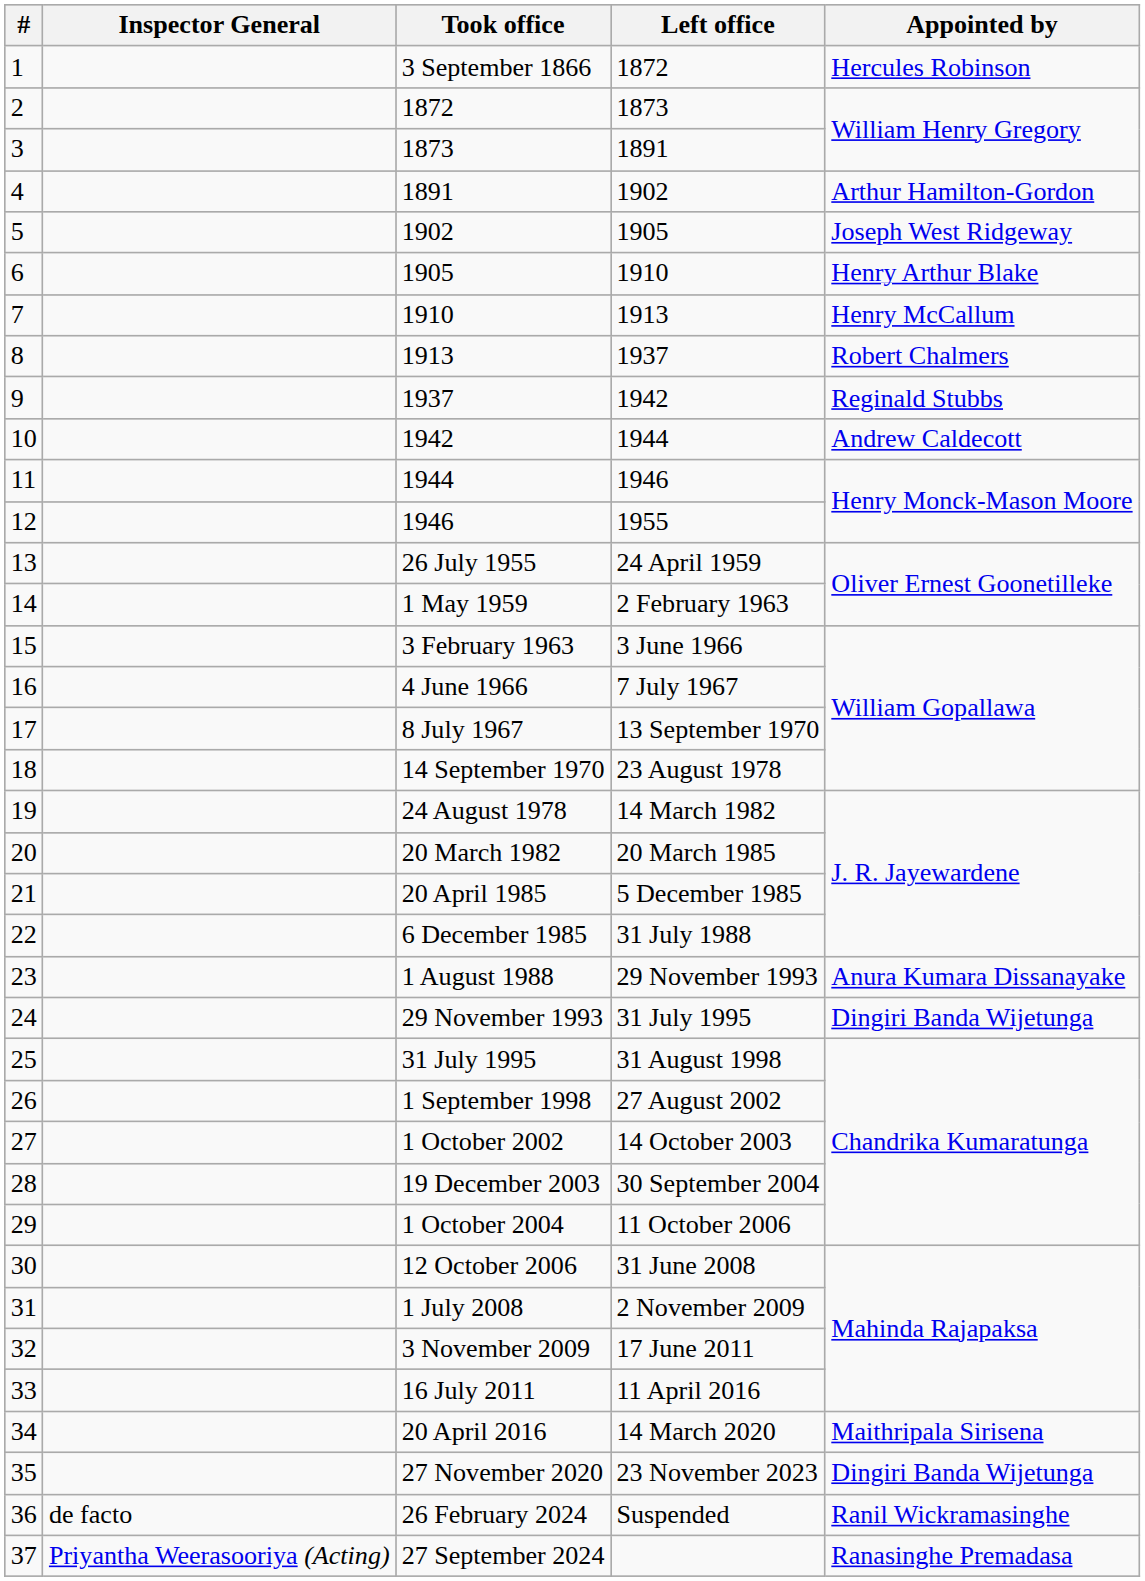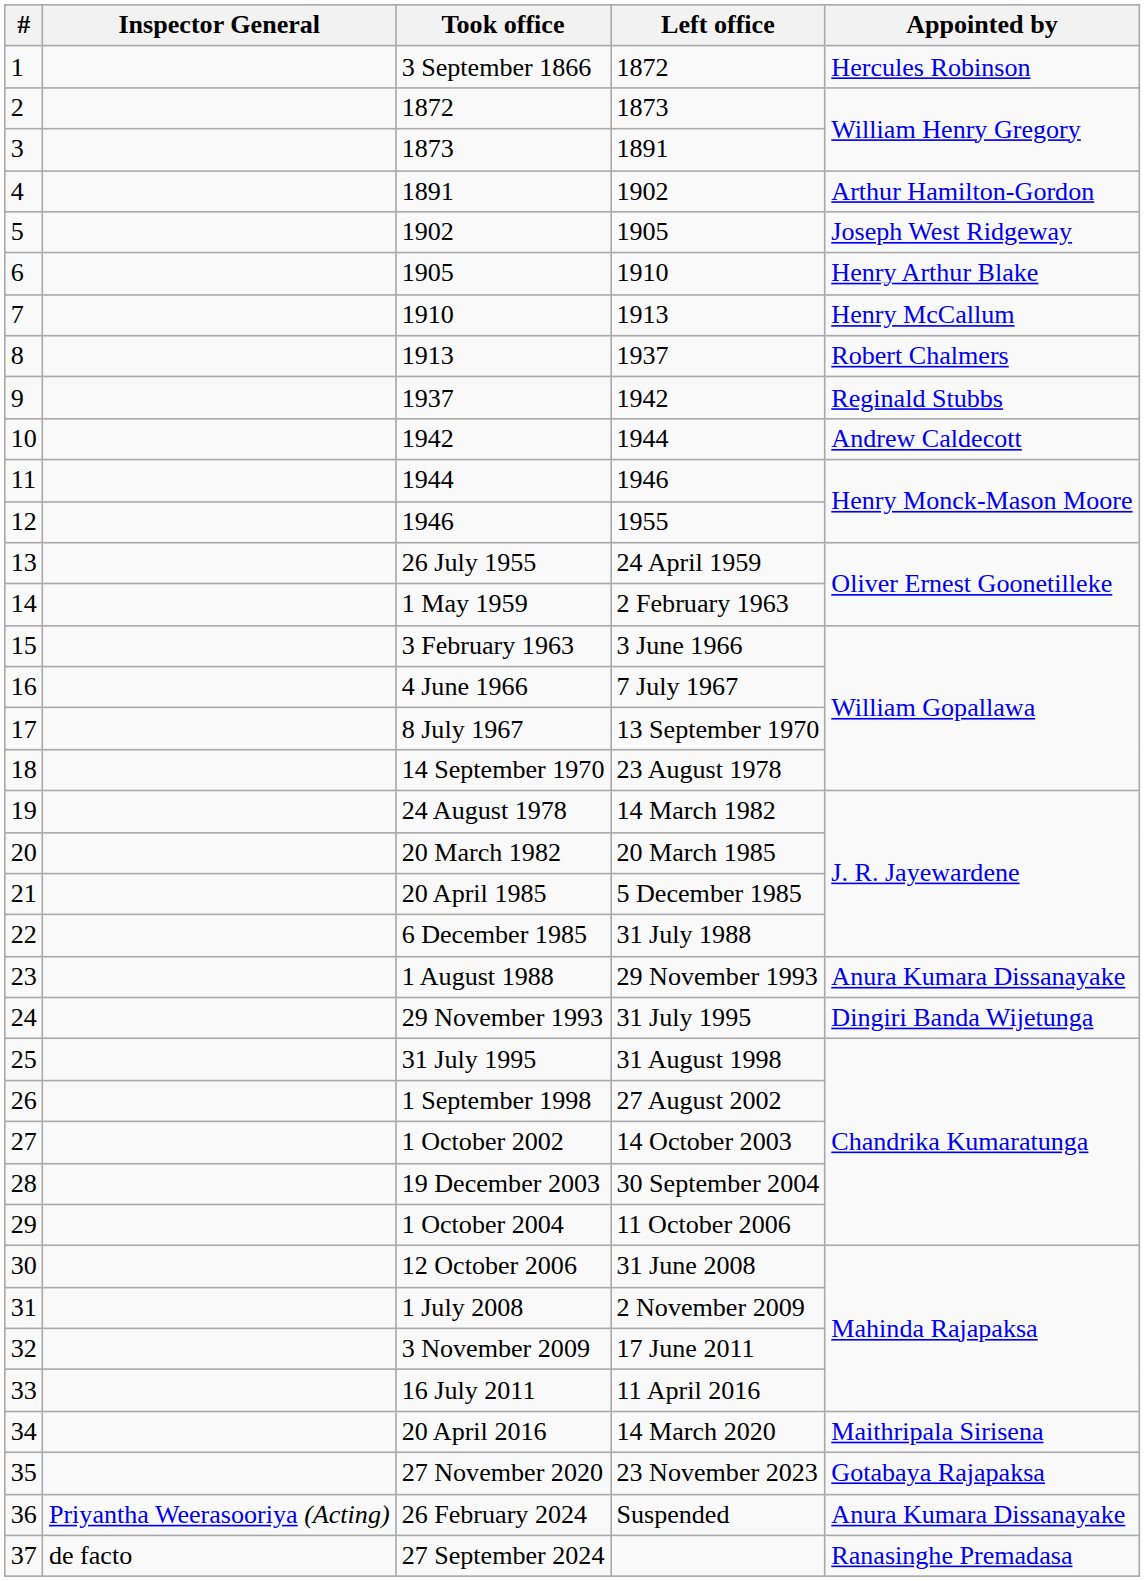(962, 1472) Dingiri Banda Wijetunga -> (938, 1472) Gotabaya Rajapaksa
(91, 1514) de facto -> (219, 1514) Priyantha Weerasooriya (Acting)
(950, 1514) Ranil Wickramasinghe -> (978, 1514) Anura Kumara Dissanayake
(219, 1555) Priyantha Weerasooriya (Acting) -> (91, 1555) de facto
